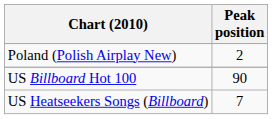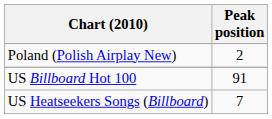(240, 78) 90 -> (240, 78) 91
